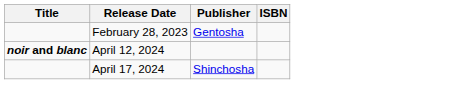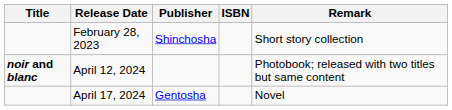+ column: (350, 13)
(218, 32) Gentosha -> (186, 38) Shinchosha
(224, 69) Shinchosha -> (180, 95) Gentosha
